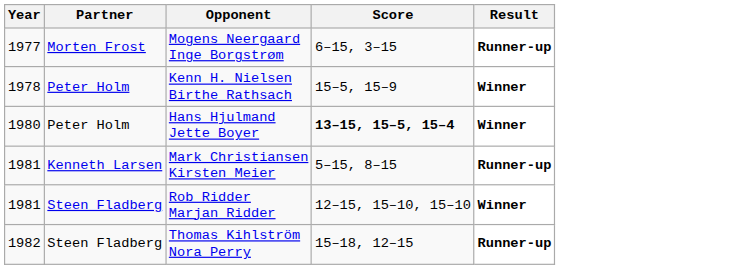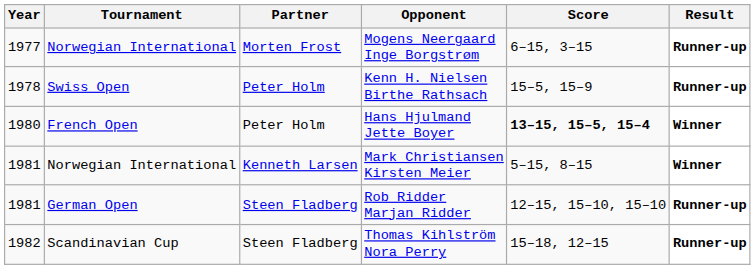+ column: (142, 16)
(502, 86) Winner -> (710, 86) Runner-up
(514, 165) Runner-up -> (698, 165) Winner
(502, 204) Winner -> (710, 204) Runner-up
